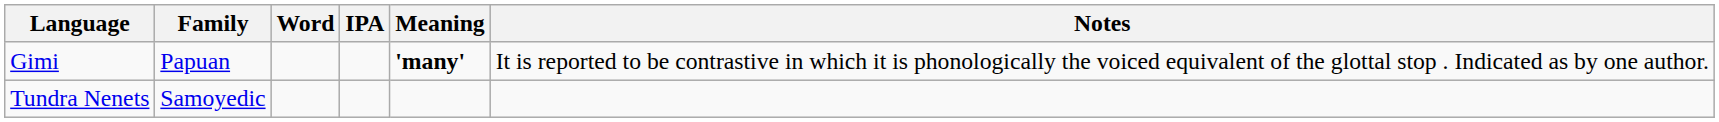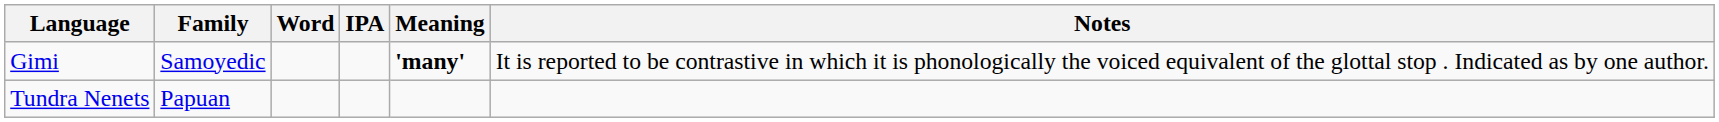(195, 60) Papuan -> (213, 60) Samoyedic
(213, 98) Samoyedic -> (195, 98) Papuan
